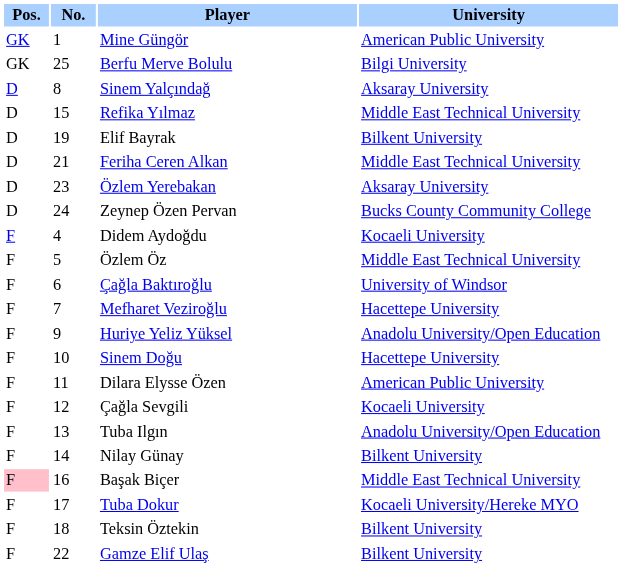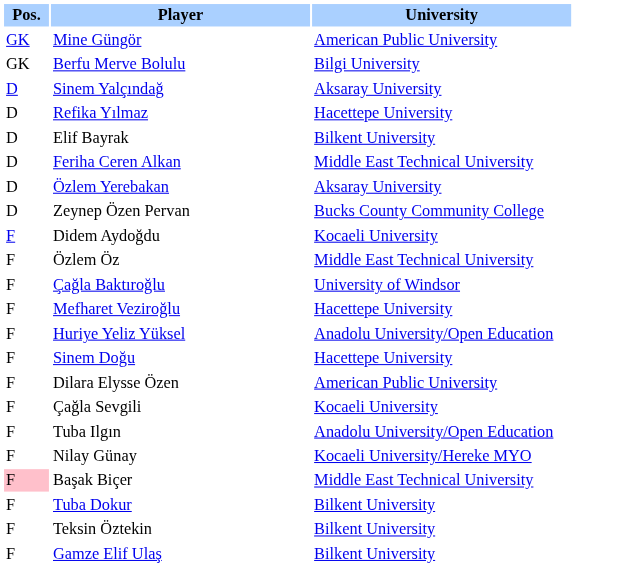- column: (73, 15)
(471, 113) Middle East Technical University -> (383, 113) Hacettepe University
(422, 455) Bilkent University -> (423, 455) Kocaeli University/Hereke MYO
(470, 504) Kocaeli University/Hereke MYO -> (375, 504) Bilkent University
